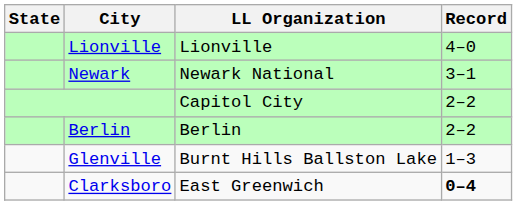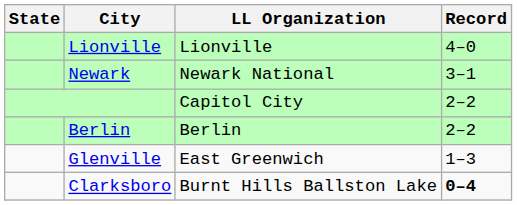(308, 158) Burnt Hills Ballston Lake -> (252, 158) East Greenwich
(252, 186) East Greenwich -> (308, 186) Burnt Hills Ballston Lake
